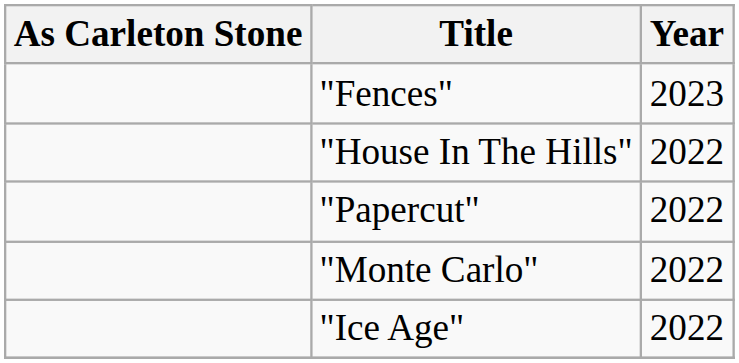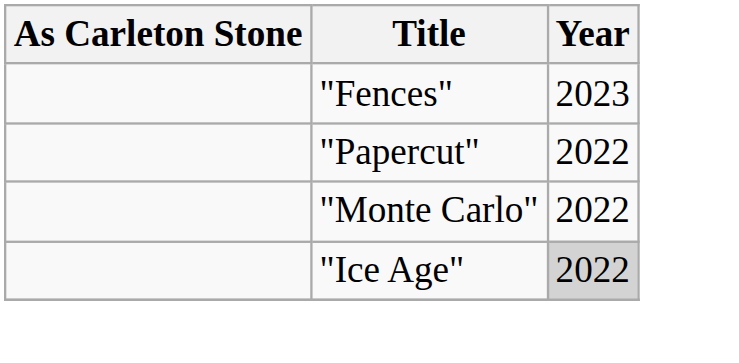- row: (476, 151)
(687, 328) no background -> (593, 269) lightgrey background
